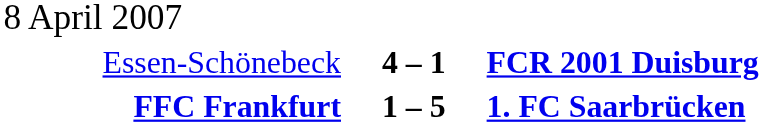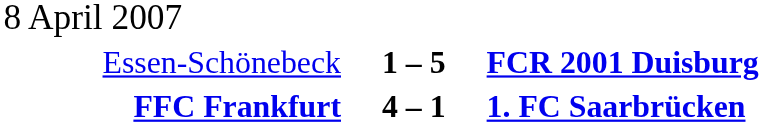(414, 62) 4 – 1 -> (414, 62) 1 – 5
(414, 106) 1 – 5 -> (414, 106) 4 – 1
